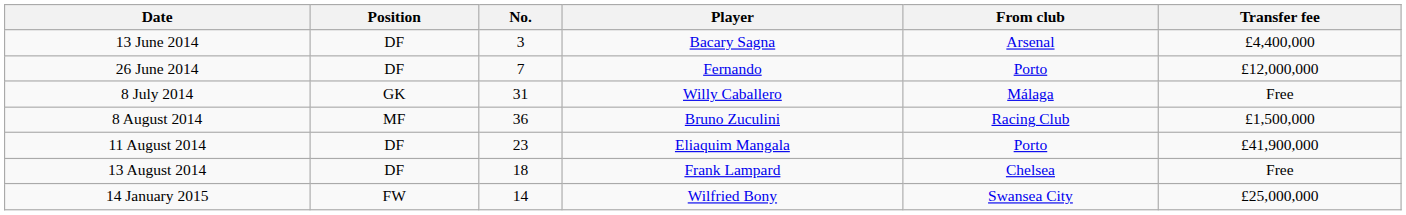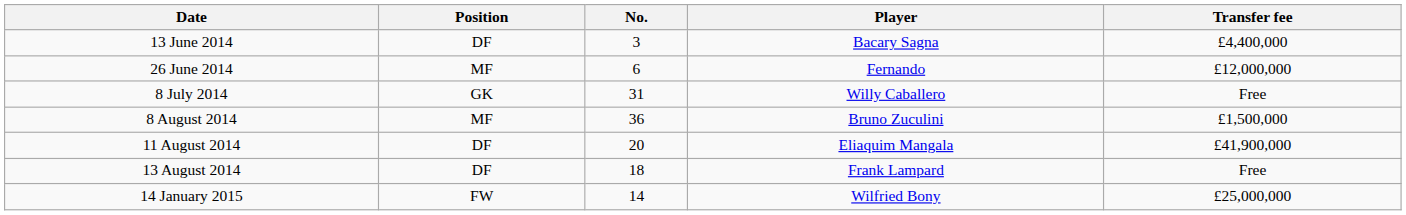- column: (1030, 16)
(394, 68) DF -> (482, 68) MF
(521, 68) 7 -> (636, 68) 6
(521, 144) 23 -> (636, 144) 20
